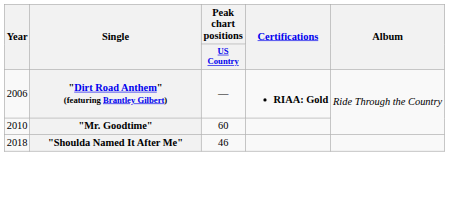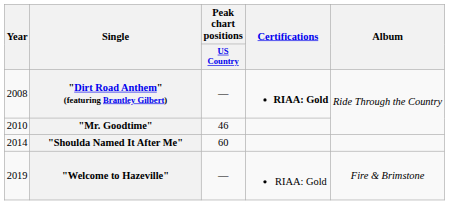(17, 93) 2006 -> (17, 93) 2008
(223, 126) 60 -> (223, 126) 46
(17, 143) 2018 -> (17, 143) 2014
(223, 143) 46 -> (223, 143) 60
+ row: (116, 175)
